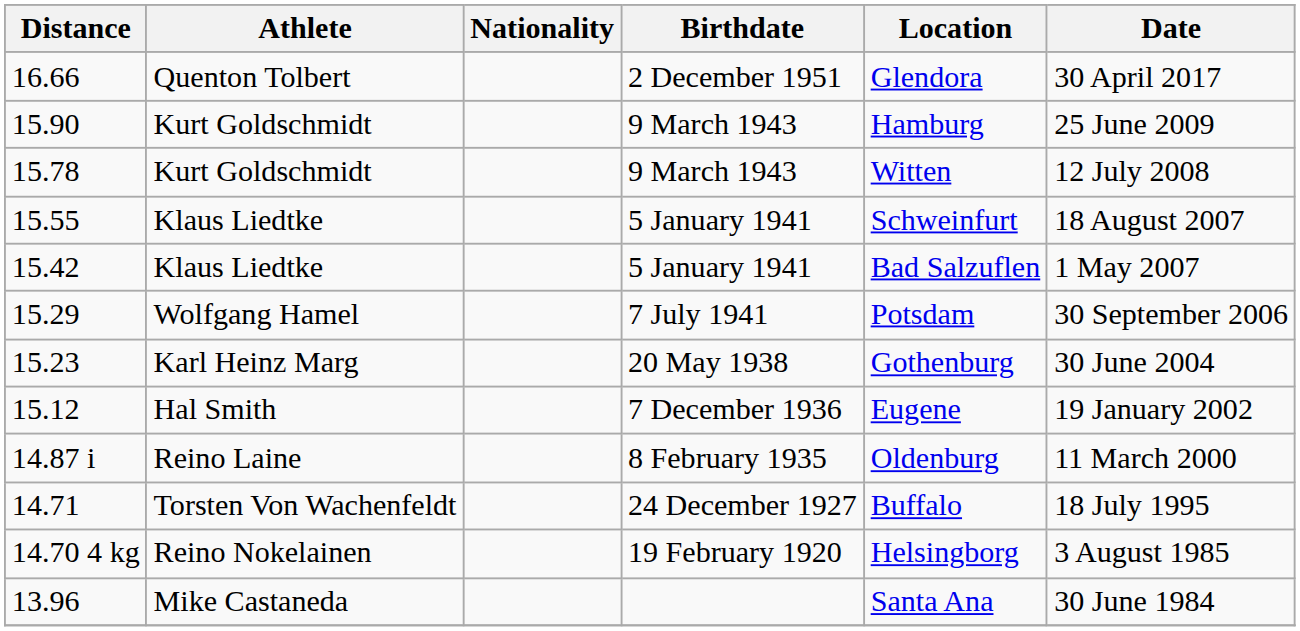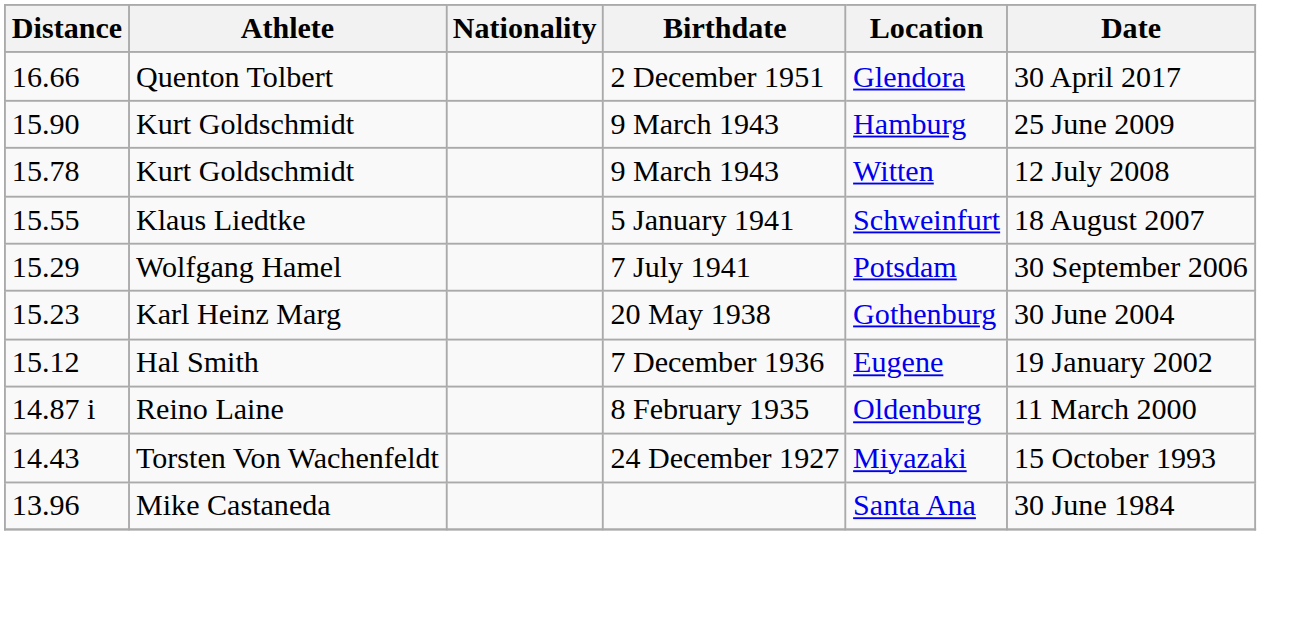- row: (46, 266)
- row: (46, 505)
+ row: (46, 457)
- row: (76, 553)
